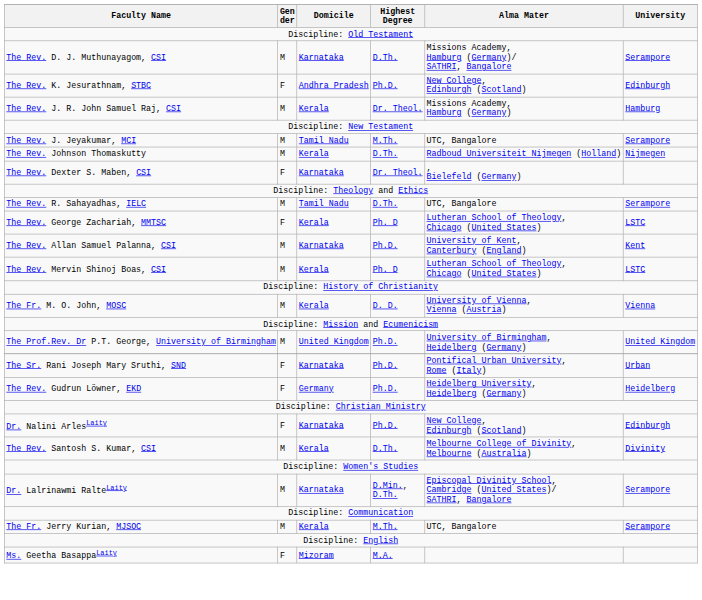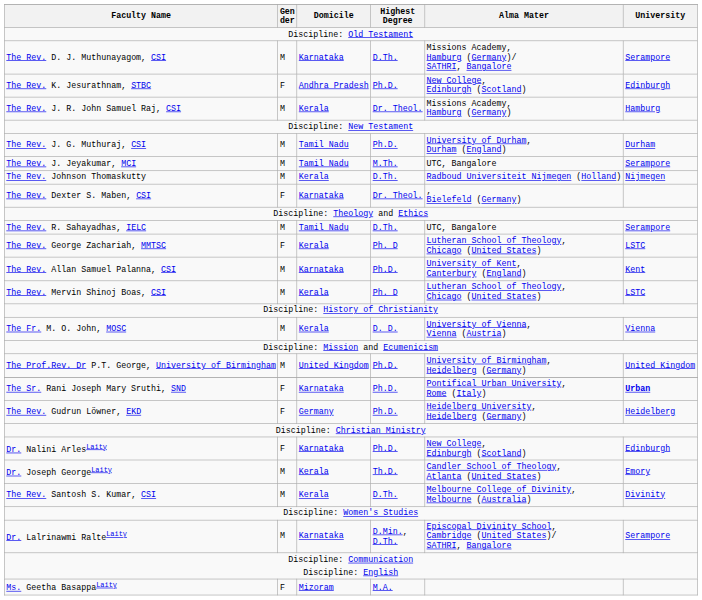+ row: (76, 145)
(638, 366) normal -> (638, 389) bold
+ row: (59, 472)
- row: (74, 527)
